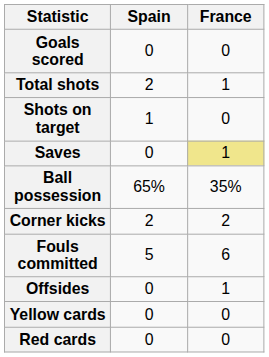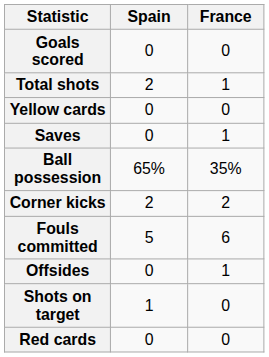rows swapped: (58, 119) <-> (58, 314)
(226, 153) khaki background -> (226, 135) no background
